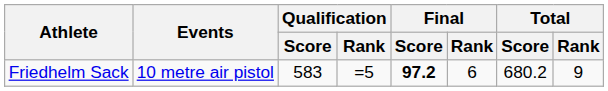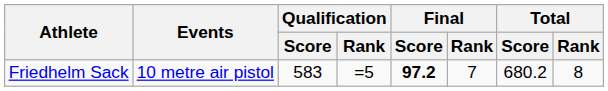(472, 73) 6 -> (472, 73) 7
(578, 73) 9 -> (578, 73) 8
